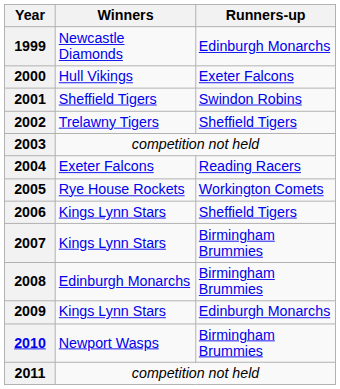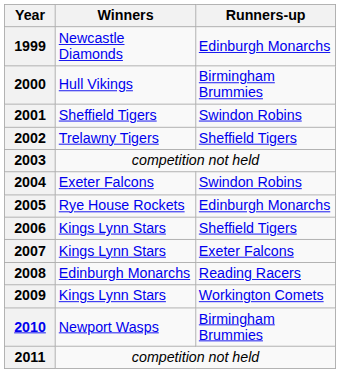(246, 76) Exeter Falcons -> (237, 84) Birmingham Brummies
(250, 167) Reading Racers -> (250, 183) Swindon Robins
(261, 189) Workington Comets -> (265, 205) Edinburgh Monarchs
(237, 243) Birmingham Brummies -> (246, 251) Exeter Falcons
(237, 281) Birmingham Brummies -> (250, 273) Reading Racers
(265, 312) Edinburgh Monarchs -> (261, 296) Workington Comets
